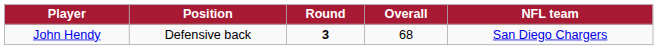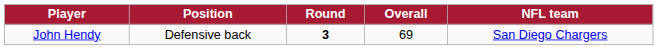(406, 34) 68 -> (406, 34) 69
